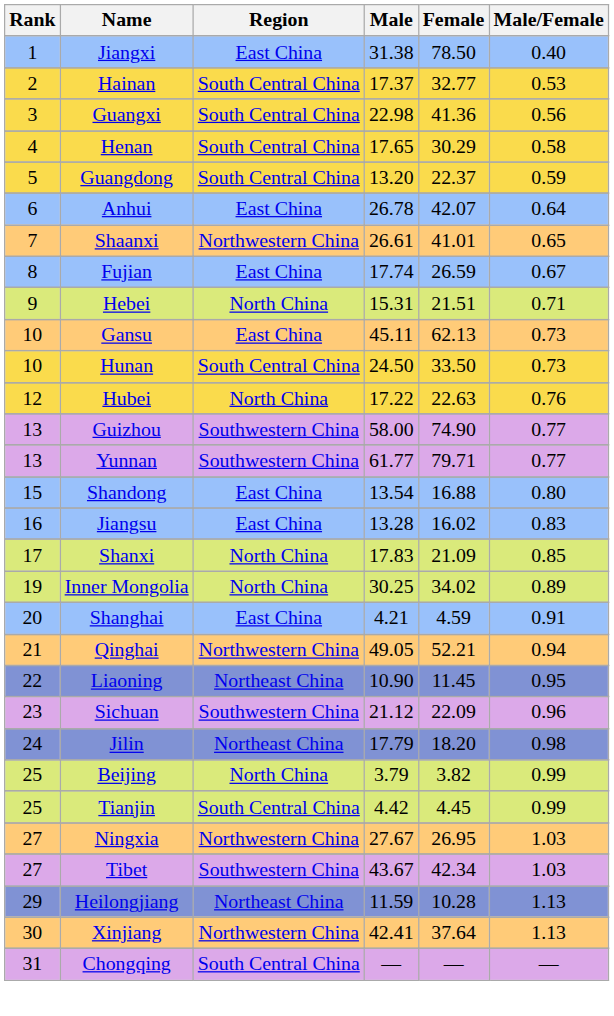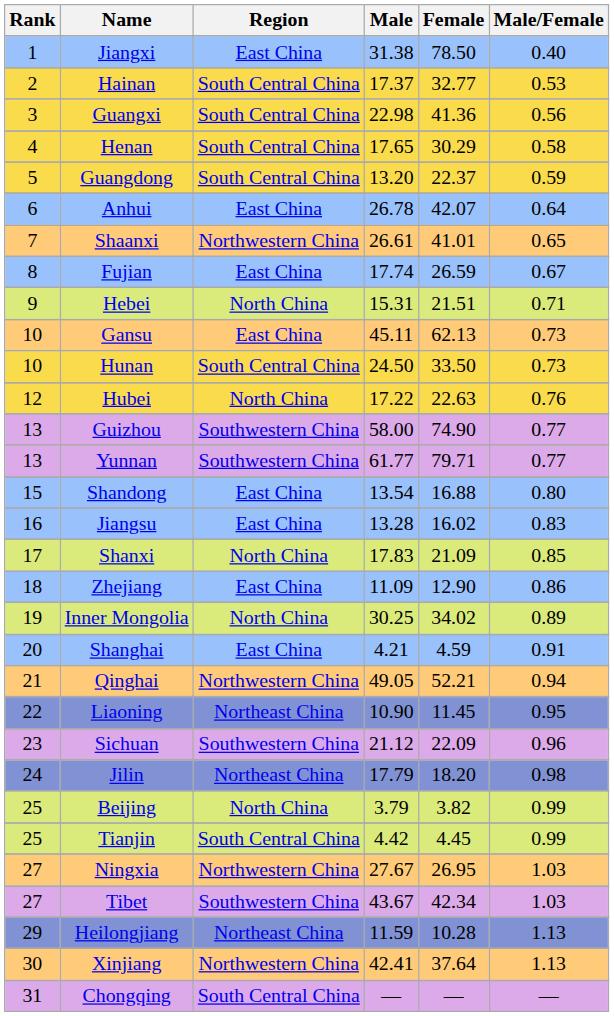+ row: (127, 586)
